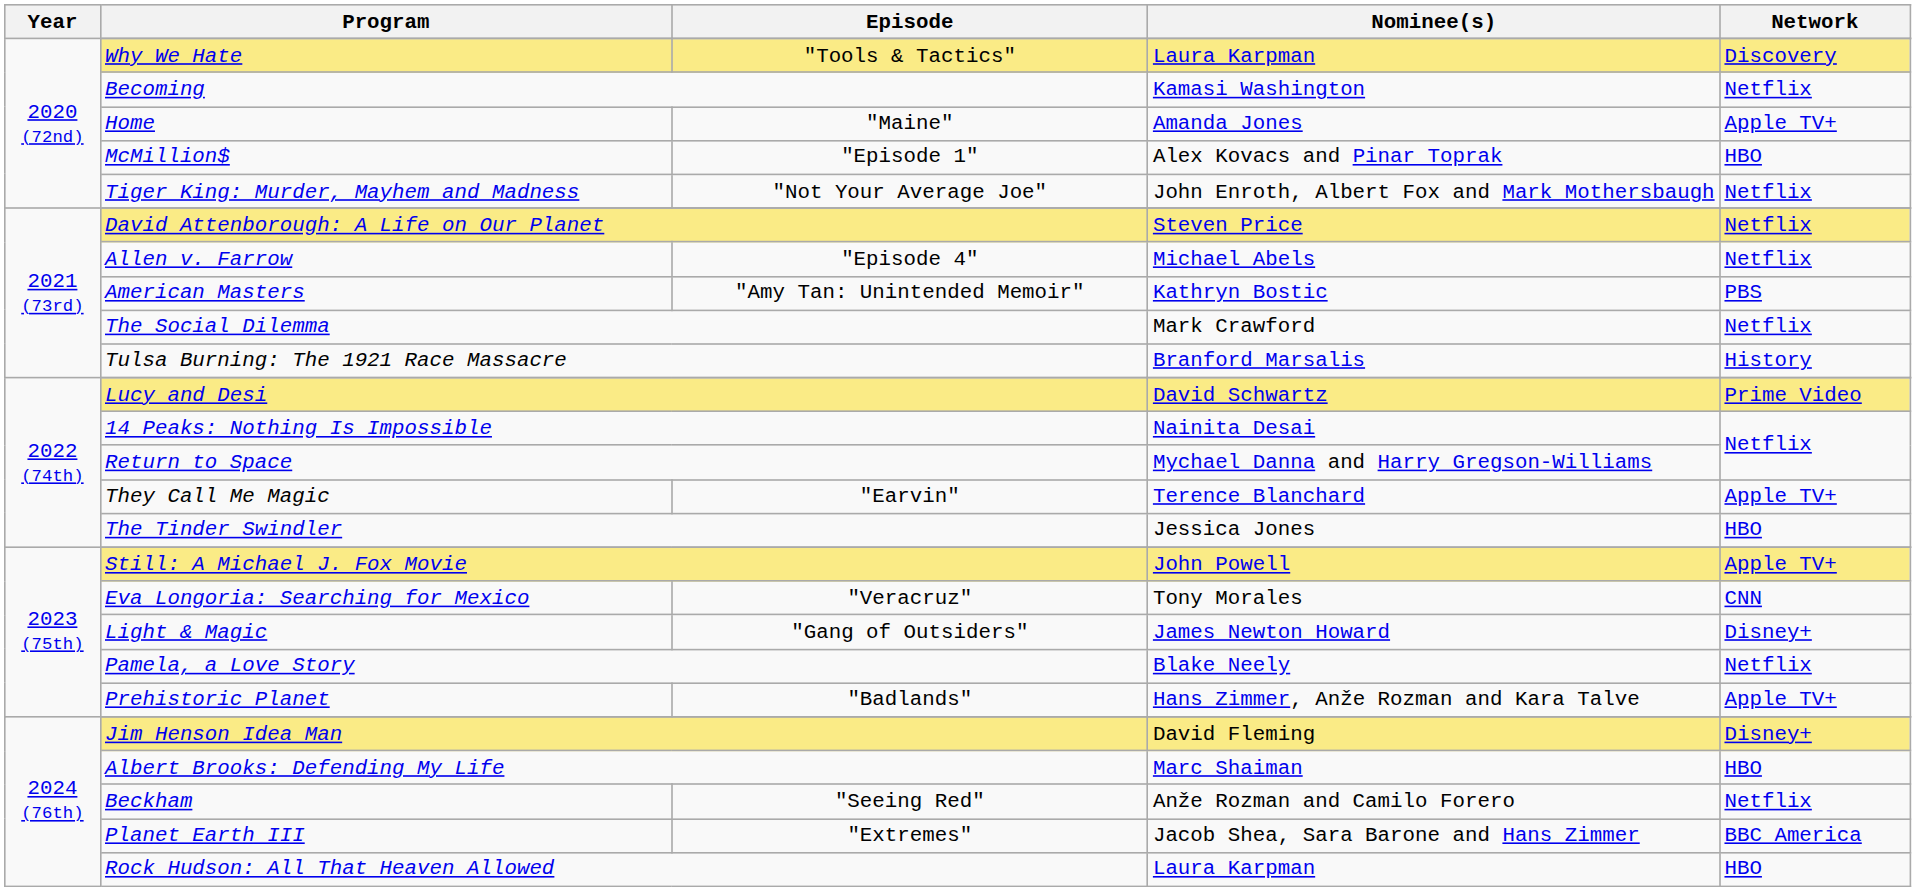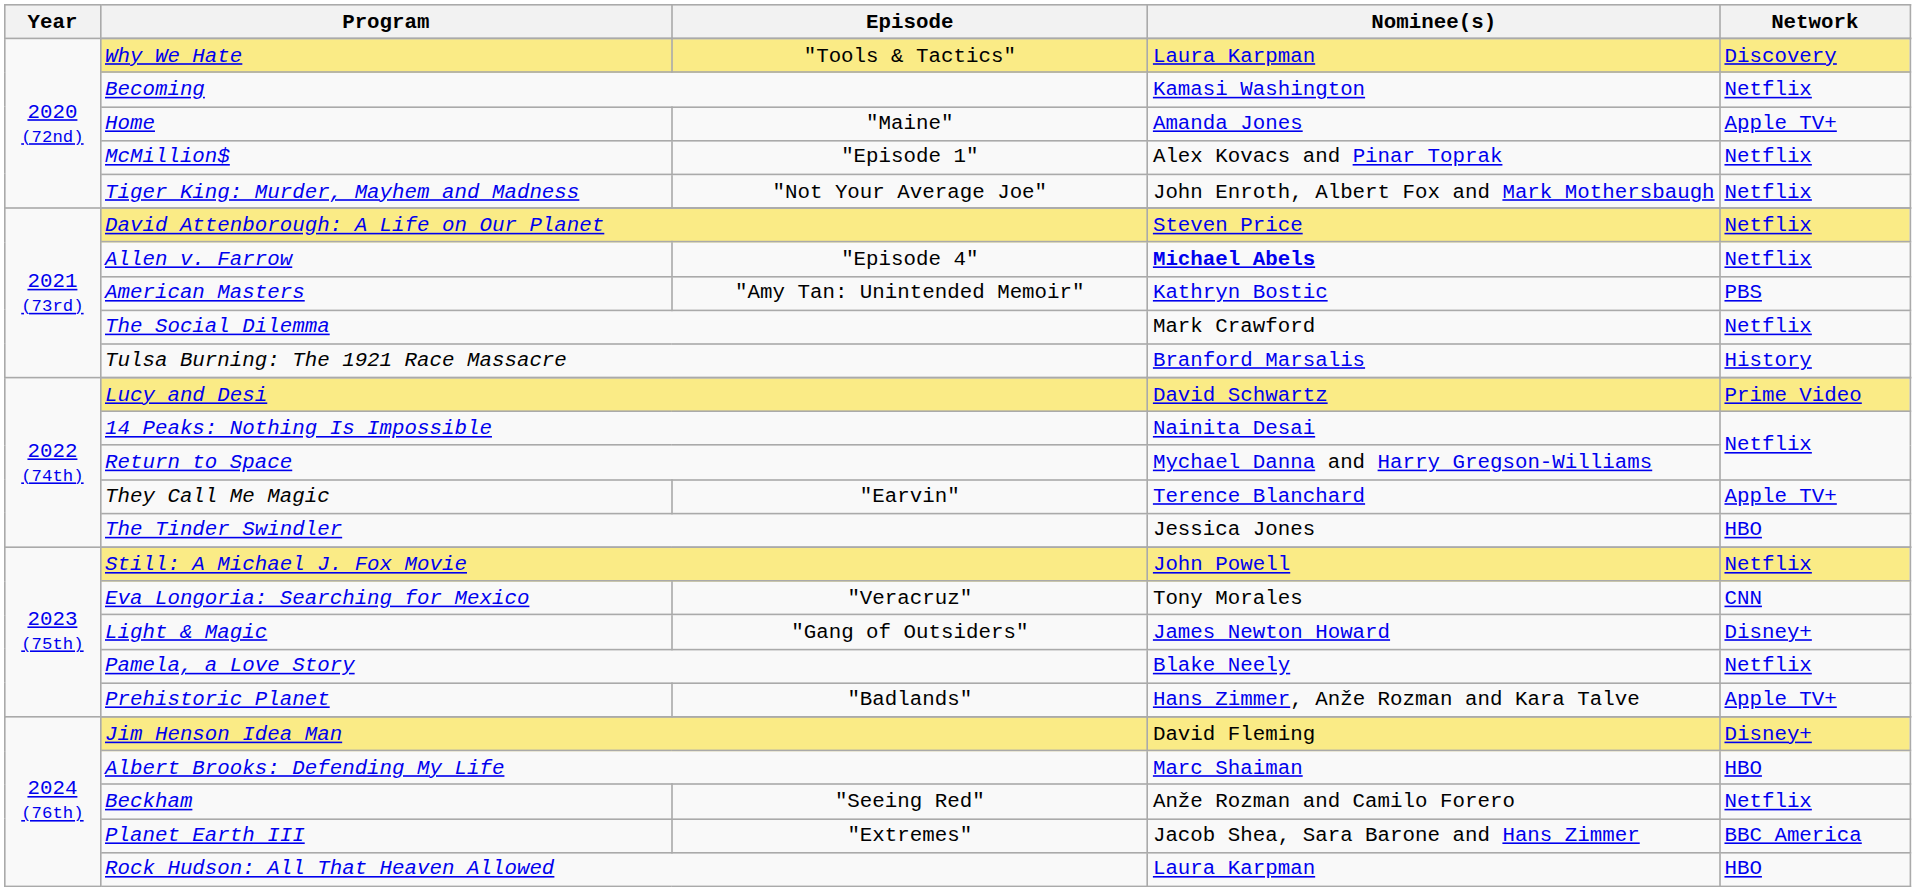(1743, 157) HBO -> (1768, 157) Netflix
(1234, 259) normal -> (1234, 259) bold
(1781, 564) Apple TV+ -> (1768, 564) Netflix
